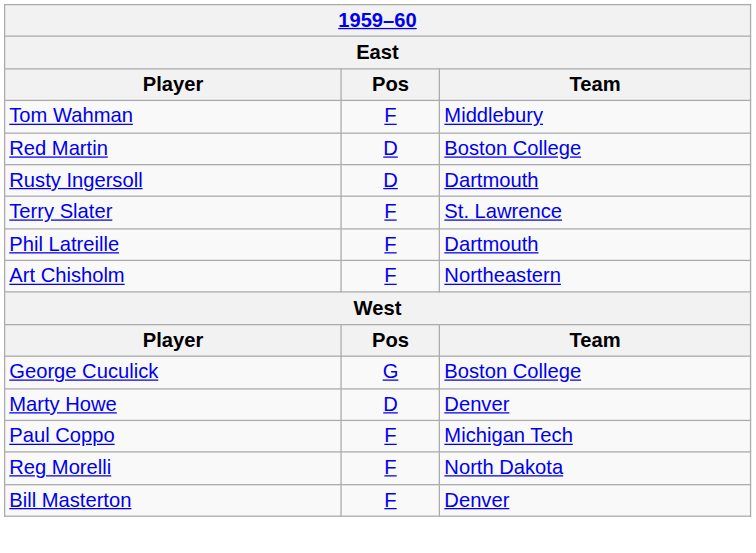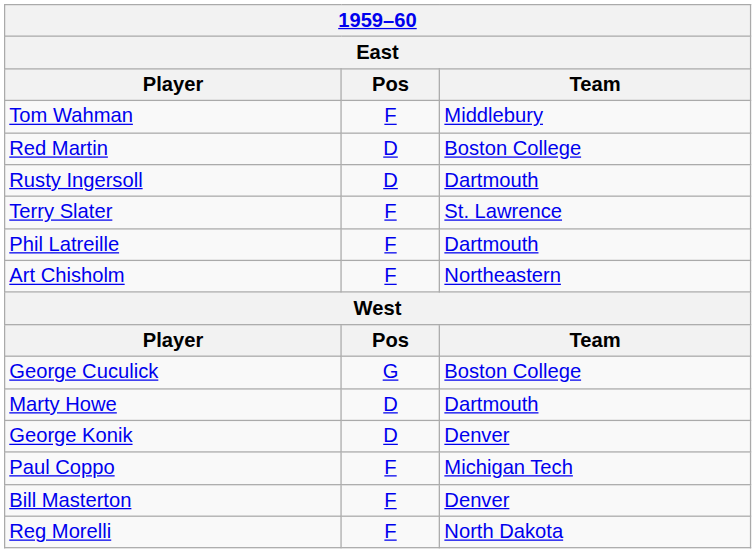(477, 404) Denver -> (491, 404) Dartmouth
+ row: (71, 436)
rows swapped: (60, 468) <-> (70, 500)
